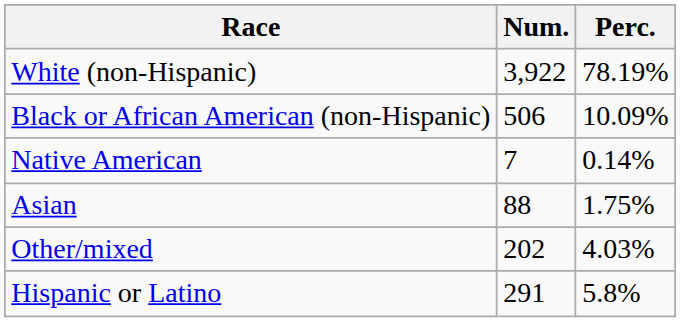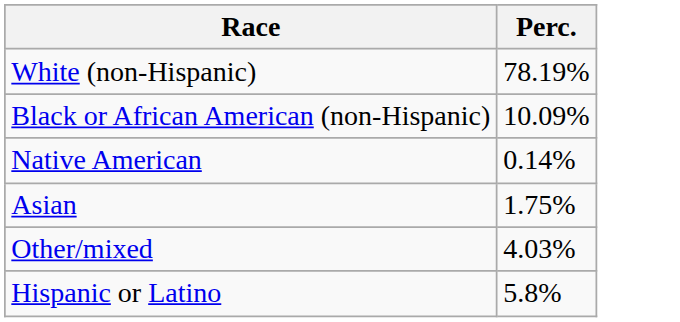- column: (536, 26)
